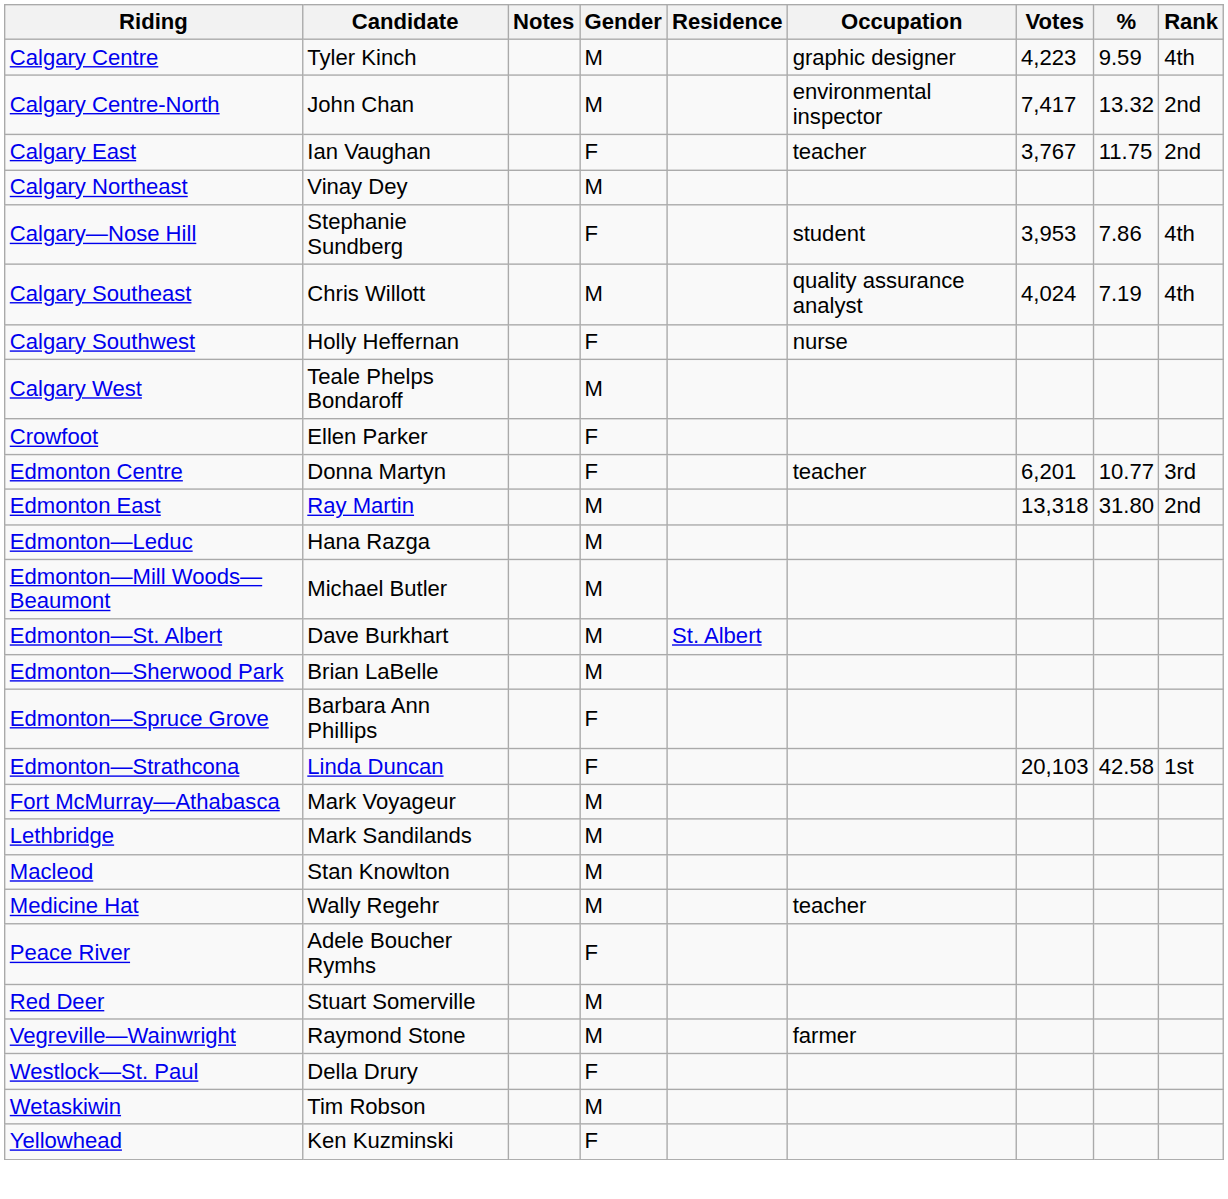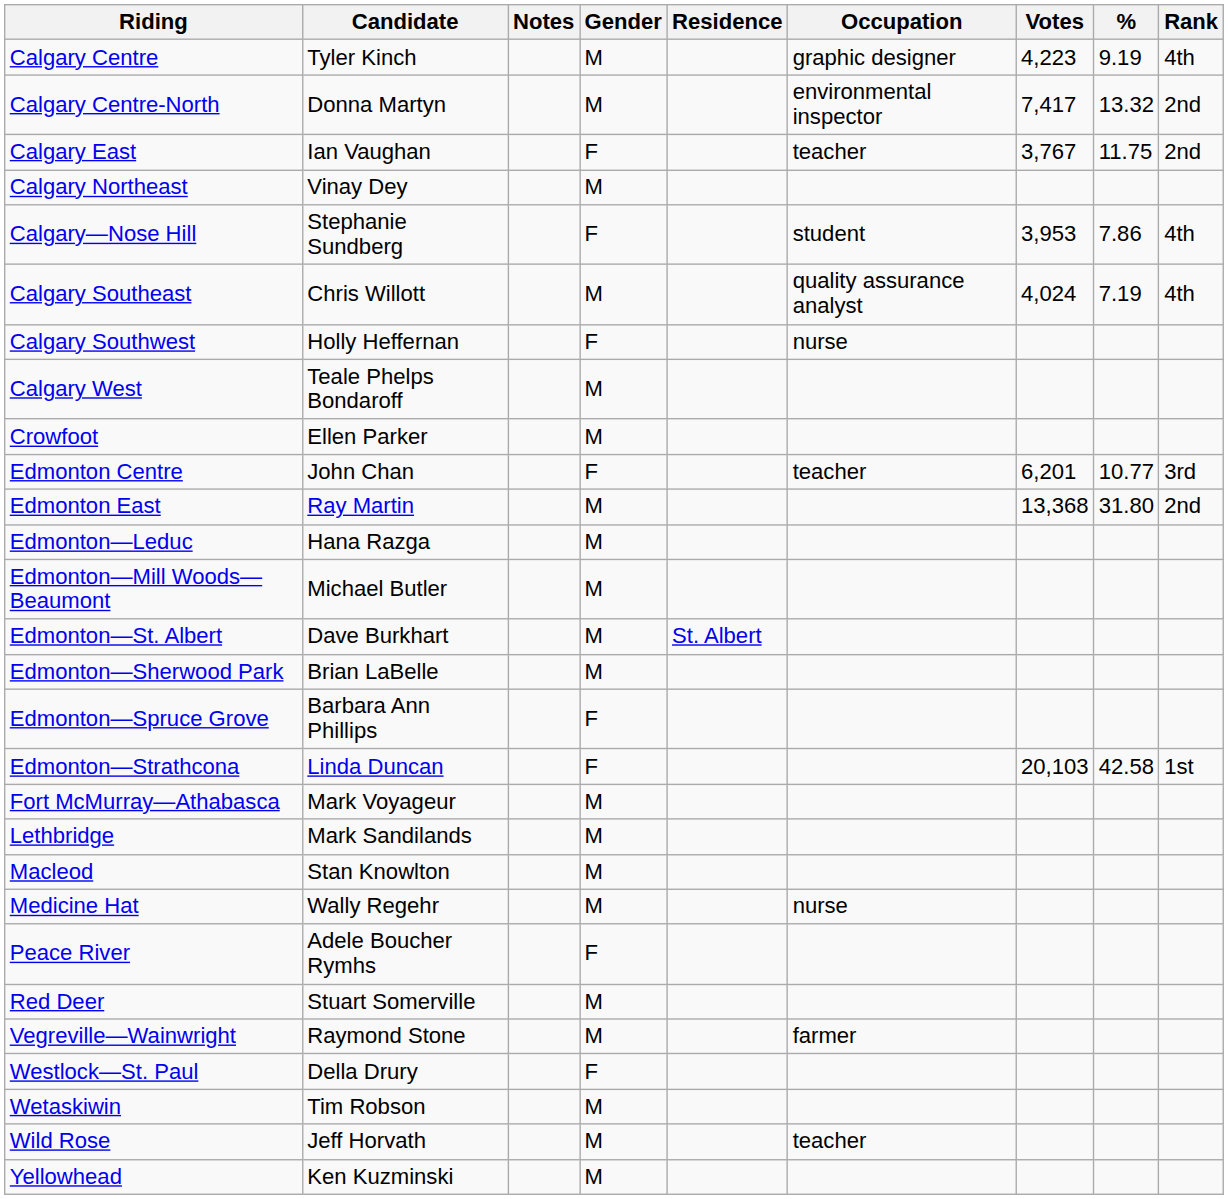(1120, 57) 9.59 -> (1120, 57) 9.19
(361, 104) John Chan -> (377, 104) Donna Martyn
(591, 436) F -> (594, 436) M
(377, 471) Donna Martyn -> (361, 471) John Chan
(1055, 506) 13,318 -> (1055, 506) 13,368
(829, 906) teacher -> (820, 906) nurse
+ row: (60, 1141)
(591, 1141) F -> (594, 1176) M
